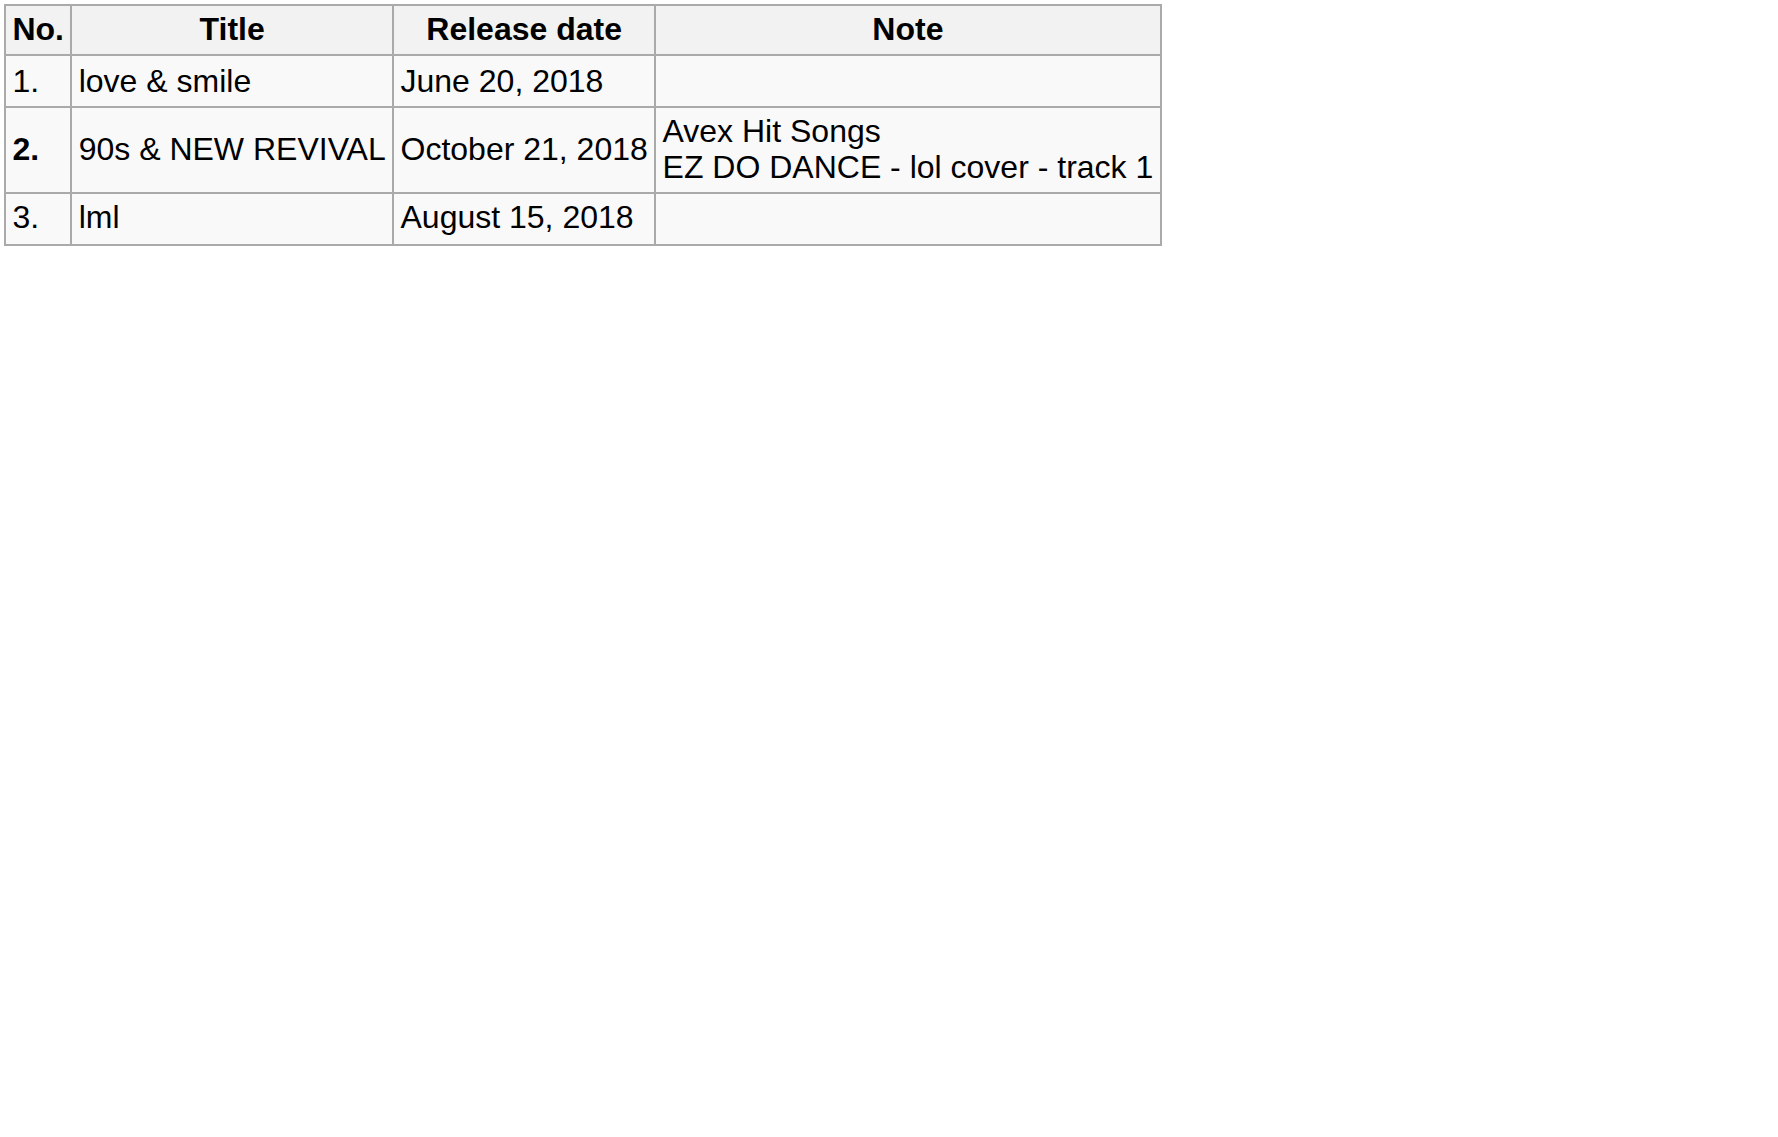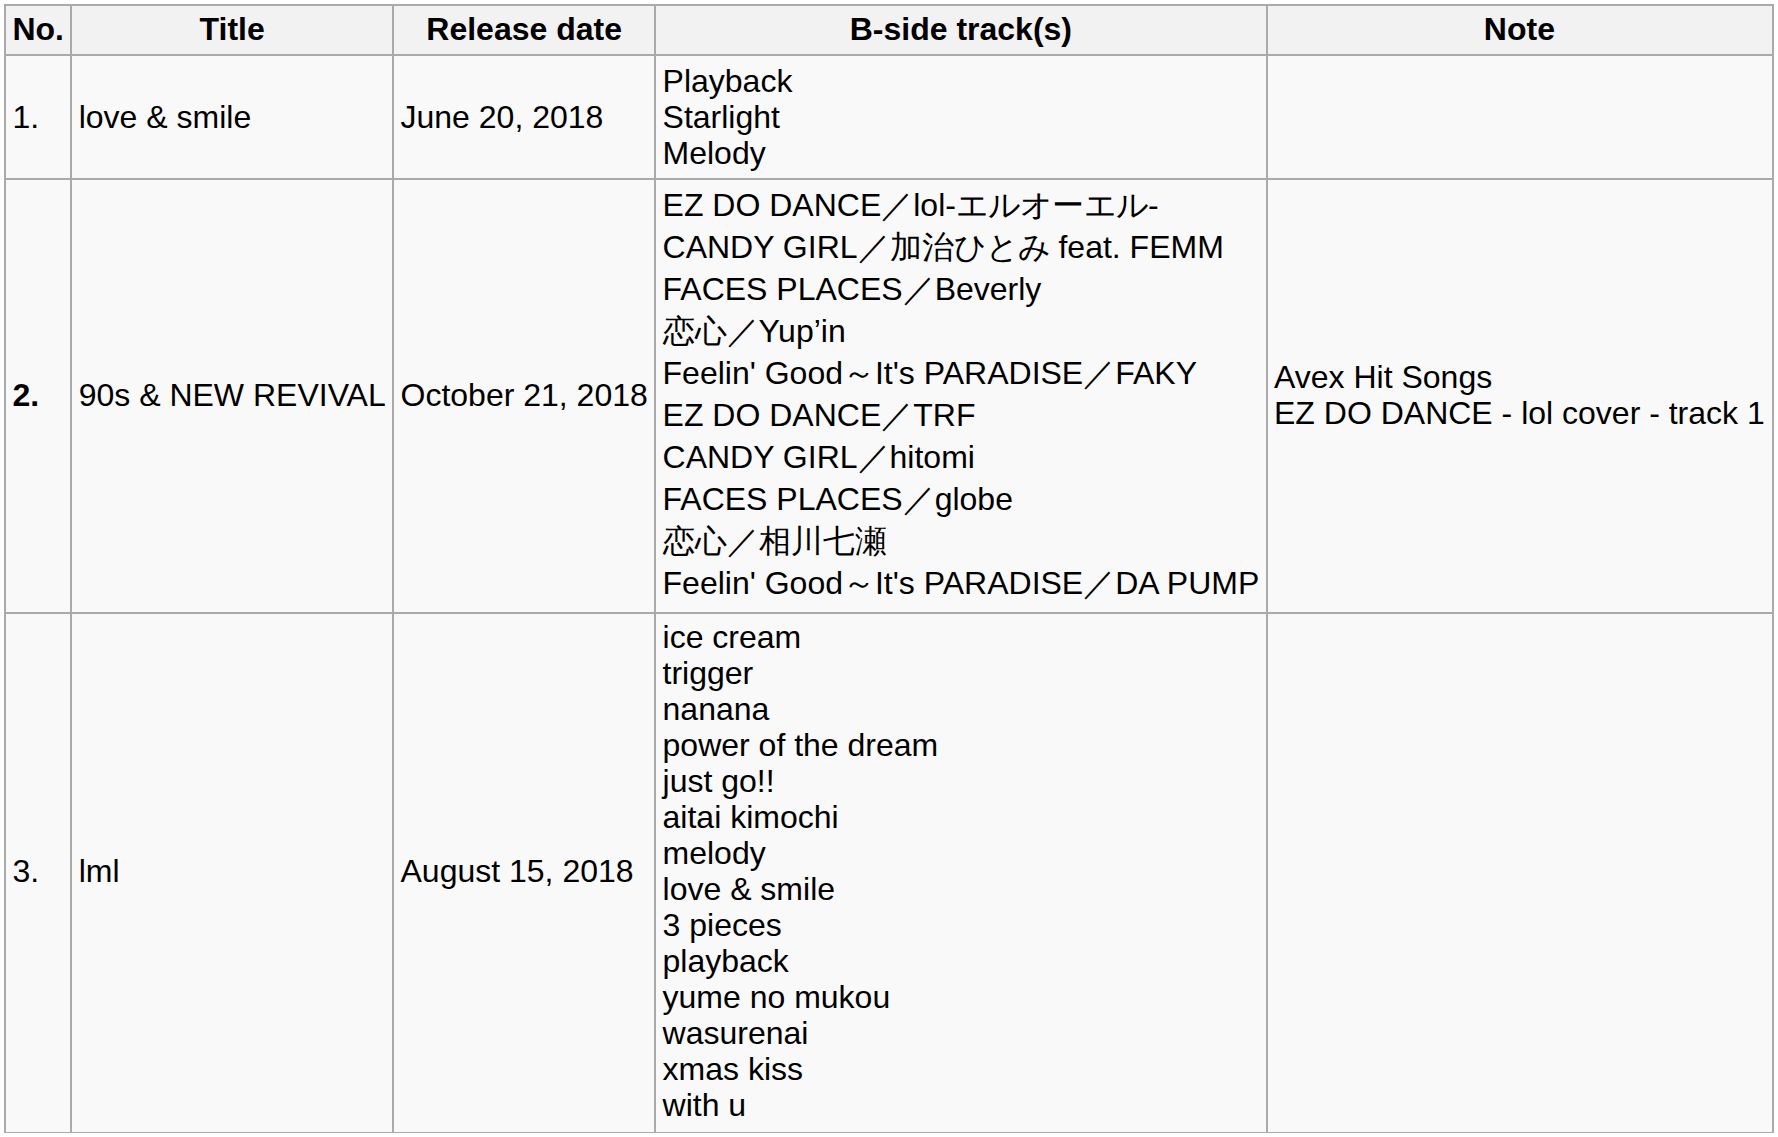+ column: (961, 29)
